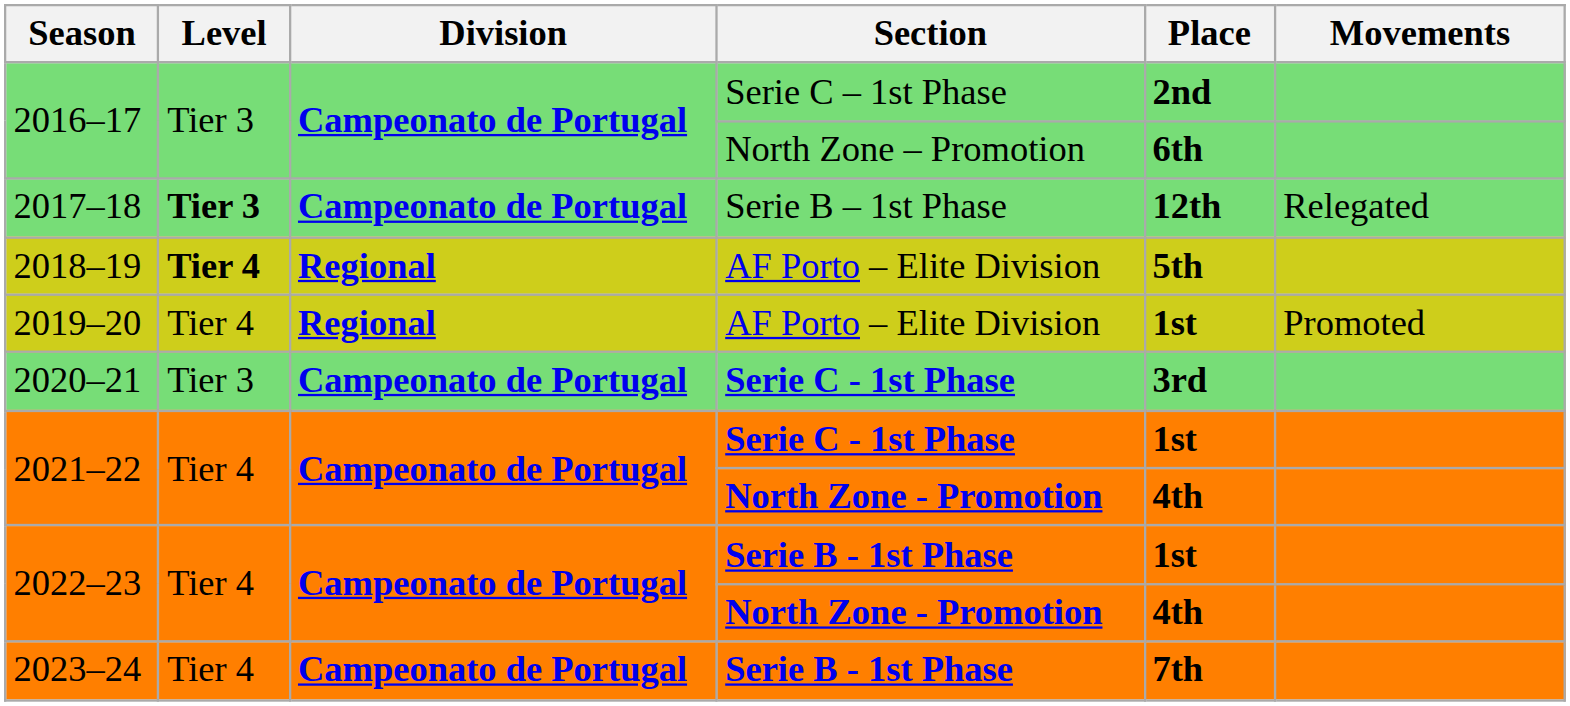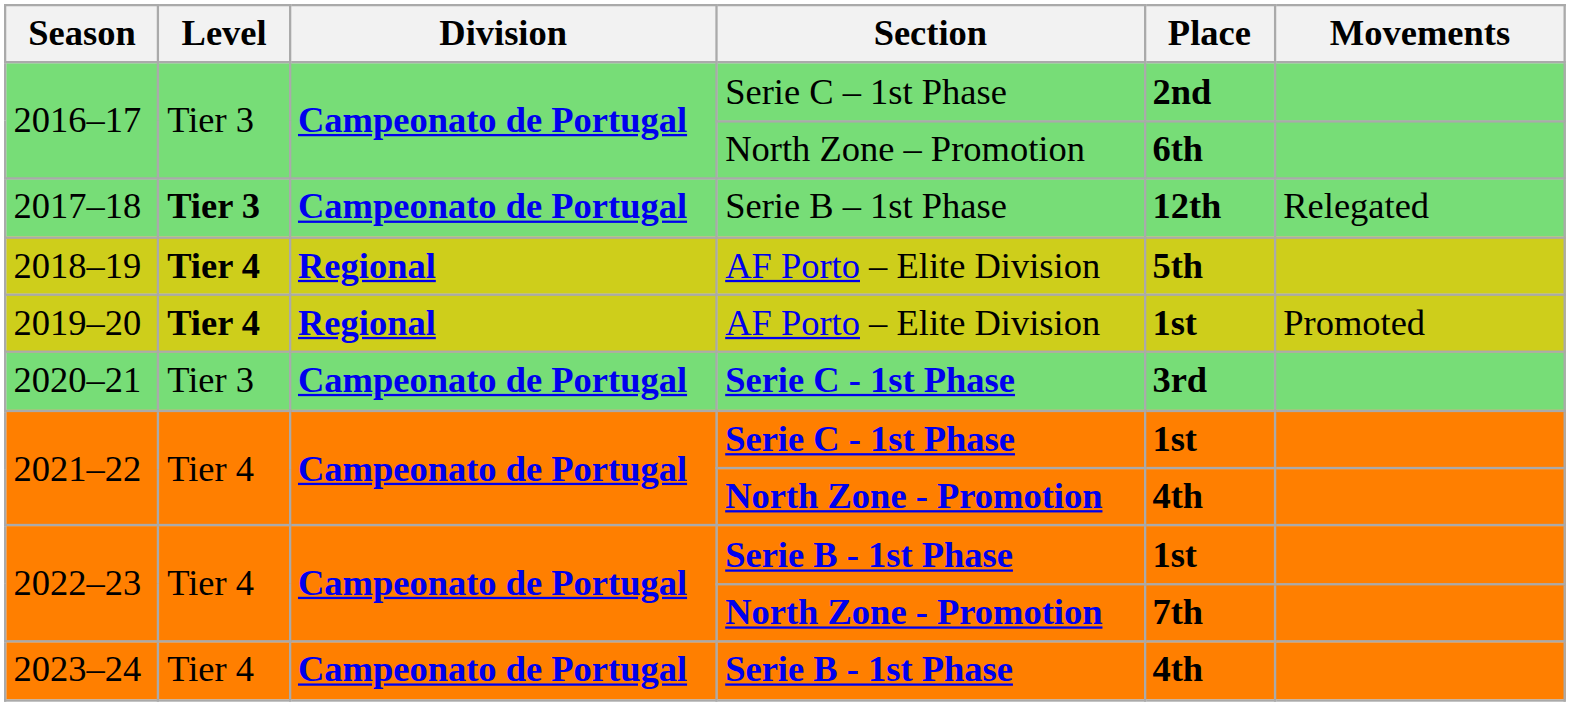(211, 322) normal -> (214, 322) bold
(1178, 611) 4th -> (1178, 611) 7th
(1178, 669) 7th -> (1178, 669) 4th
